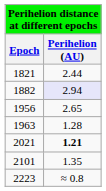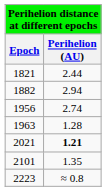(72, 90) lavender background -> (72, 90) no background
(72, 108) 2.65 -> (72, 108) 2.74
